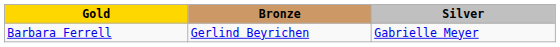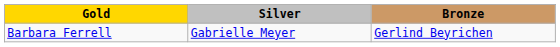columns swapped: (463, 14) <-> (280, 14)
